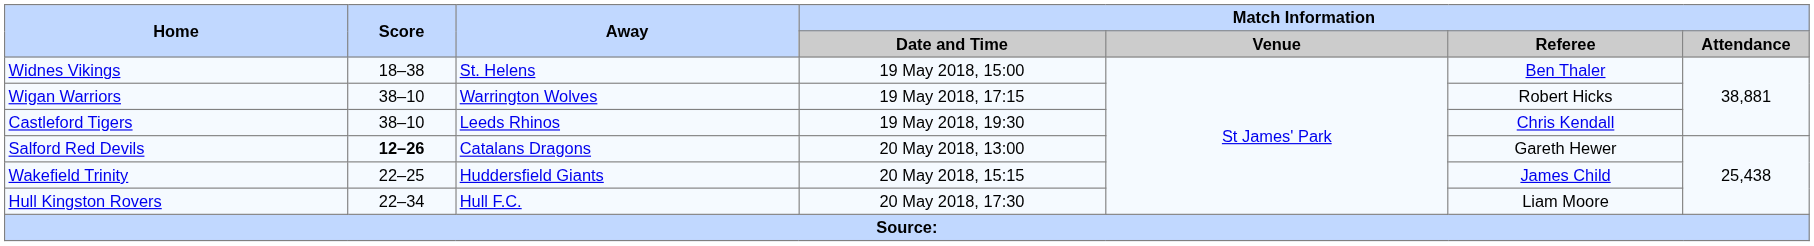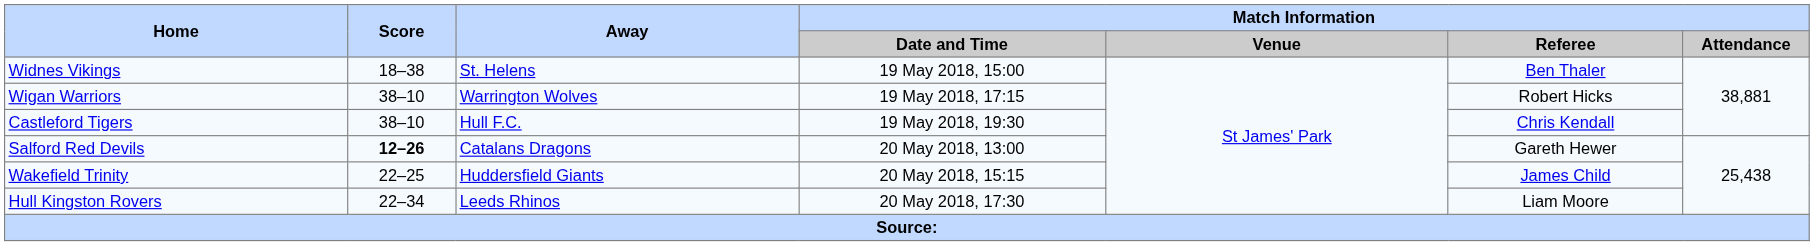(510, 123) Leeds Rhinos -> (491, 123) Hull F.C.
(491, 201) Hull F.C. -> (510, 201) Leeds Rhinos
